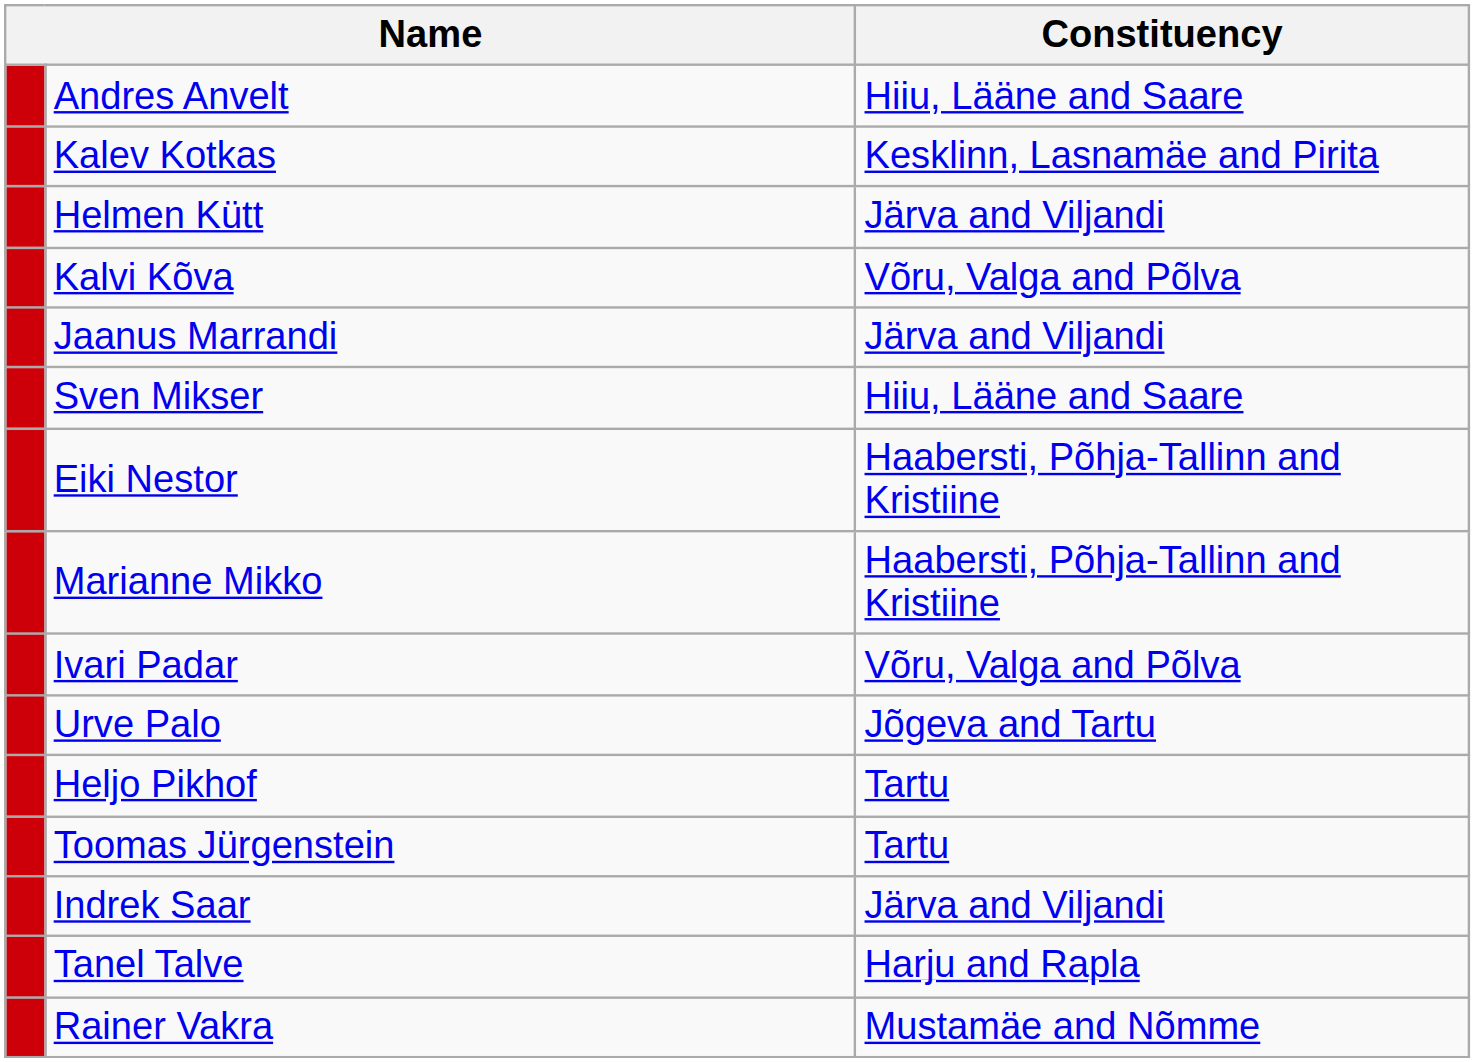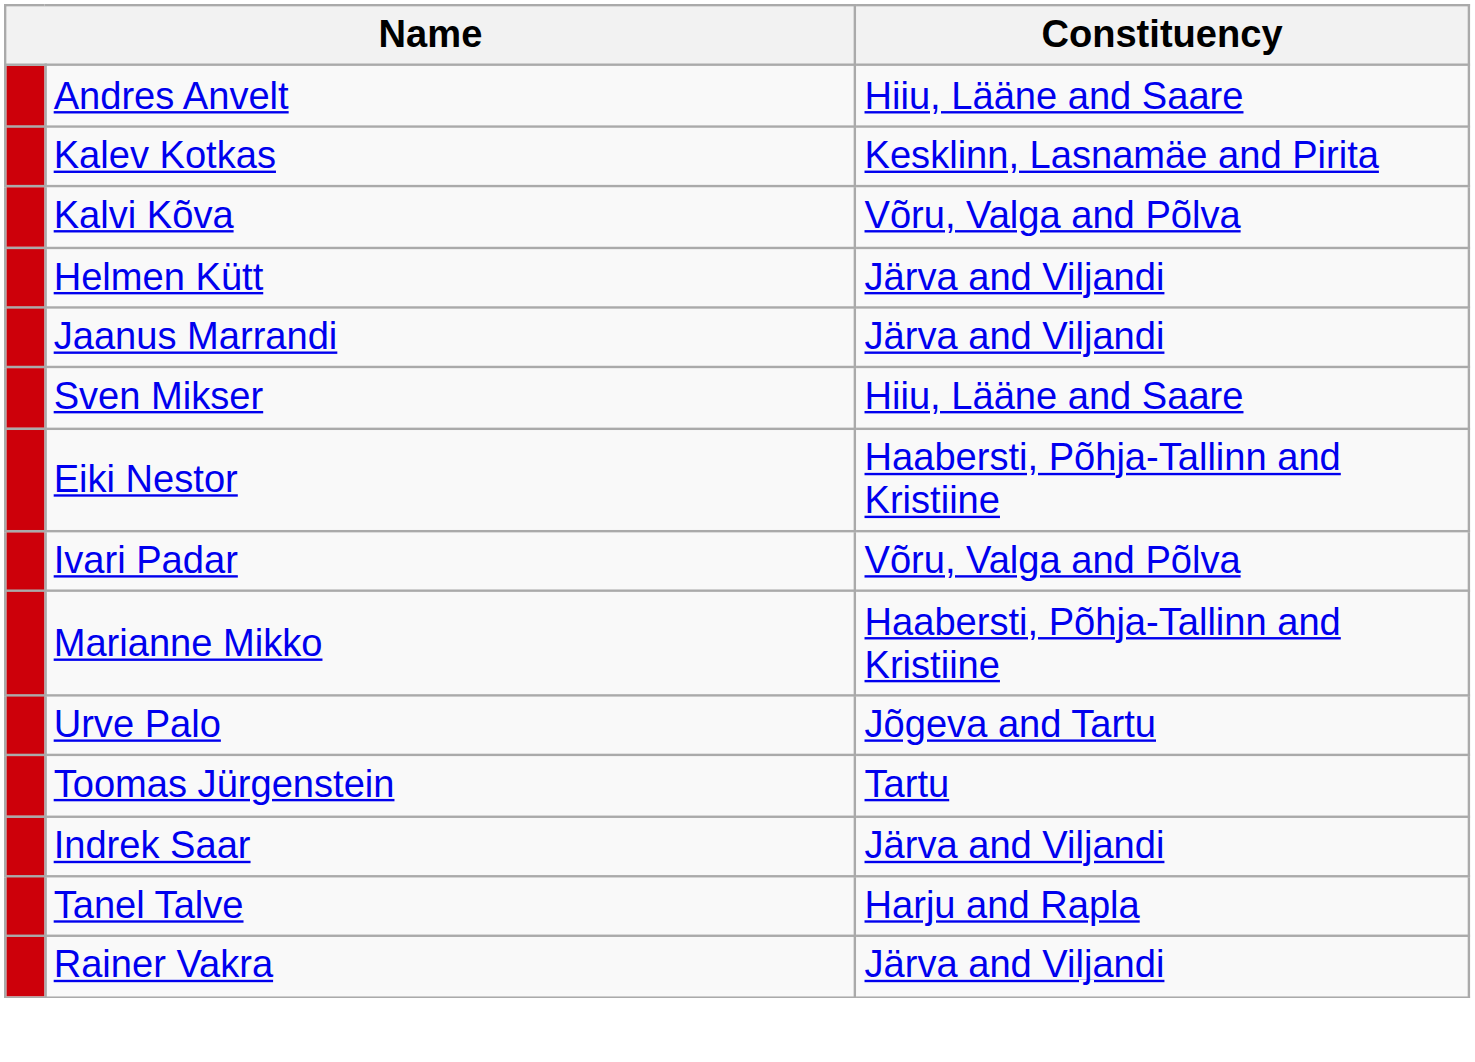rows swapped: (158, 215) <-> (144, 276)
rows swapped: (188, 582) <-> (146, 663)
- row: (155, 784)
(1062, 1026) Mustamäe and Nõmme -> (1014, 965) Järva and Viljandi
